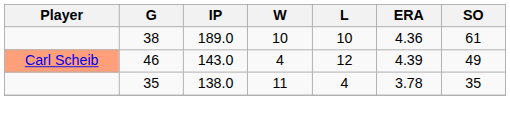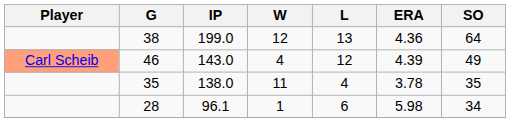(216, 38) 189.0 -> (216, 38) 199.0
(280, 38) 10 -> (280, 38) 12
(344, 38) 10 -> (344, 38) 13
(473, 38) 61 -> (473, 38) 64
+ row: (151, 106)
